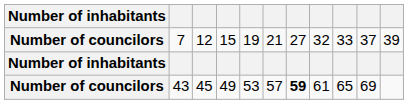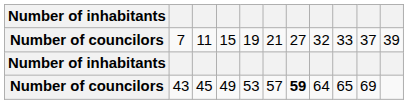(204, 39) 12 -> (204, 39) 11
(321, 87) 61 -> (321, 87) 64
